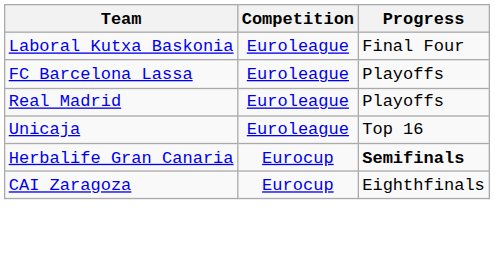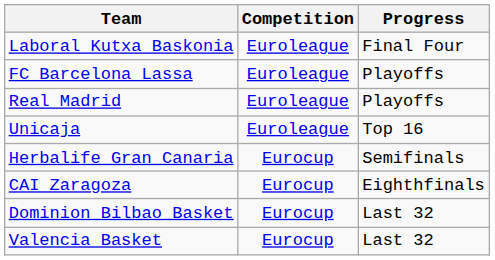(413, 157) bold -> (413, 157) normal
+ row: (121, 213)
+ row: (85, 241)
